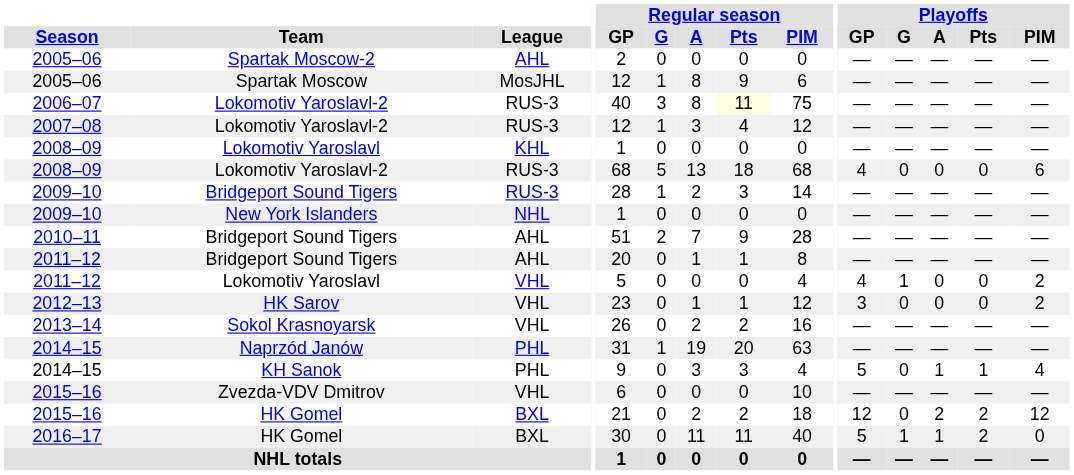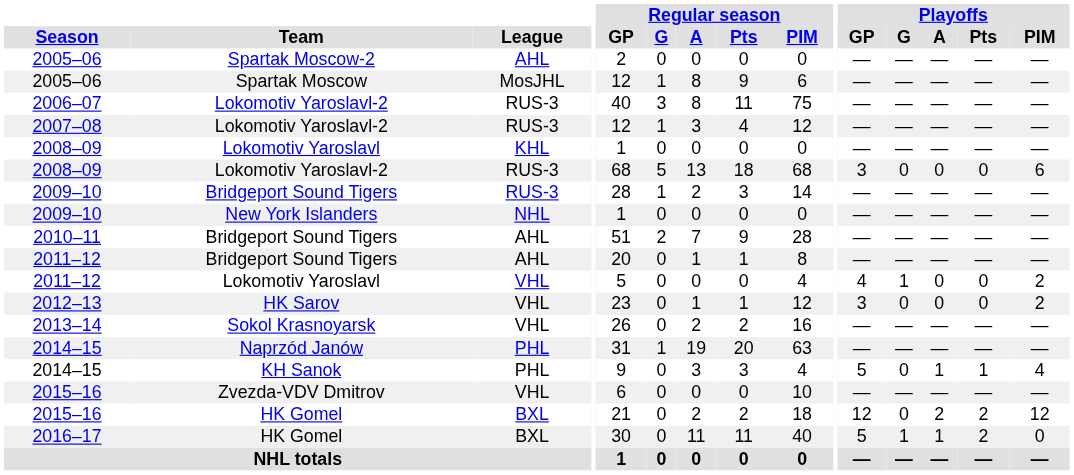(744, 103) lightyellow background -> (744, 103) no background
(862, 170) 4 -> (862, 170) 3
